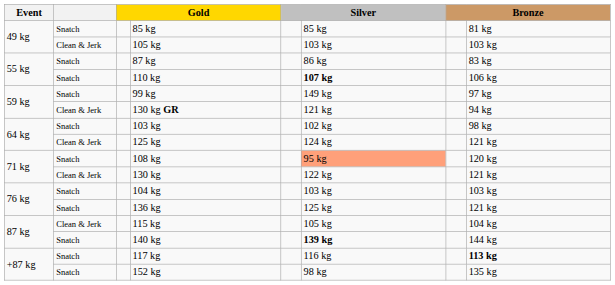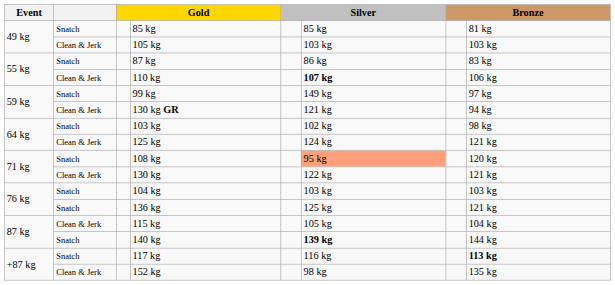(68, 78) Snatch -> (79, 78) Clean & Jerk
(68, 273) Snatch -> (79, 273) Clean & Jerk
